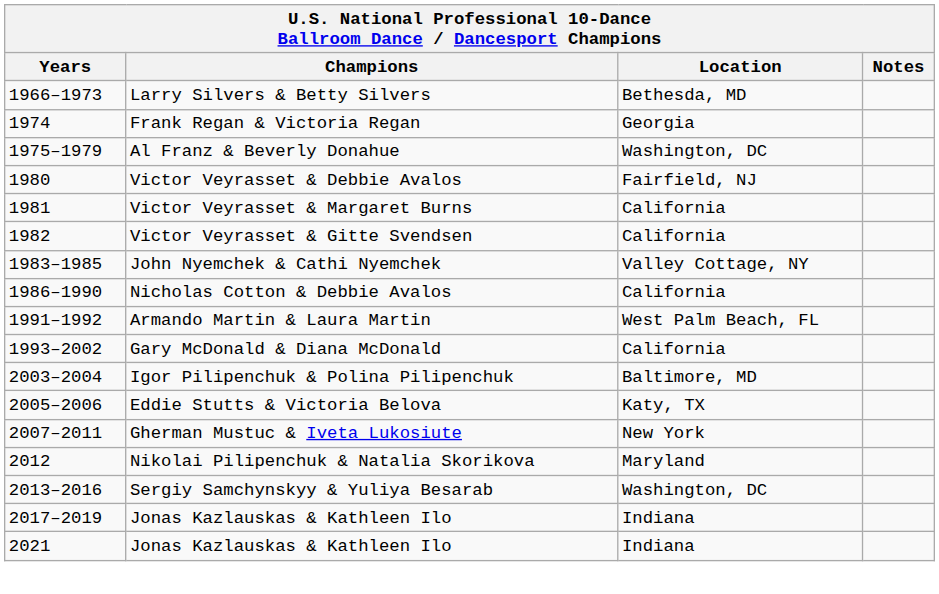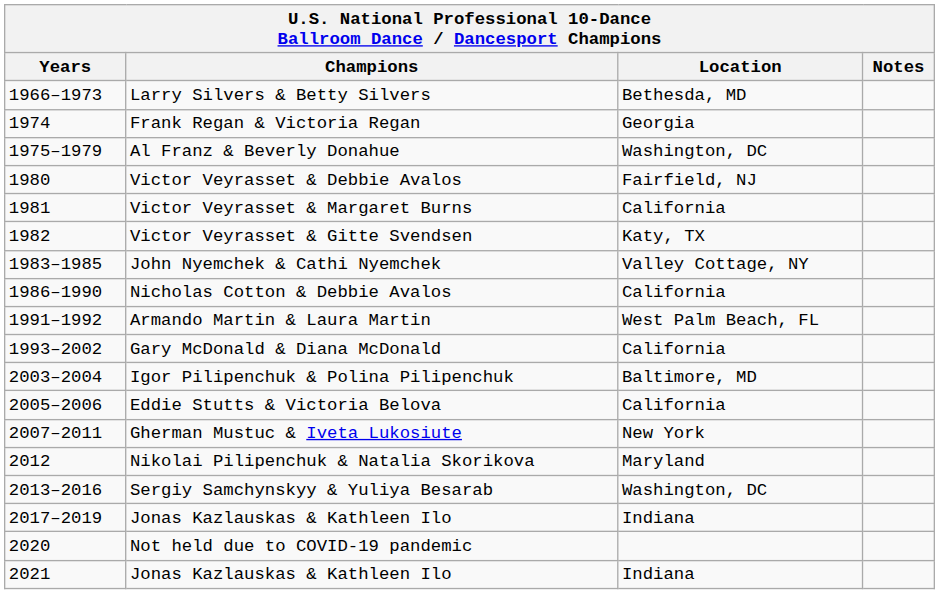(674, 236) California -> (663, 236) Katy, TX
(663, 405) Katy, TX -> (674, 405) California
+ row: (30, 546)
